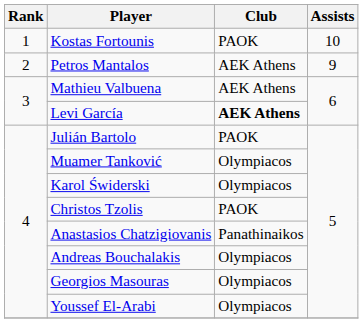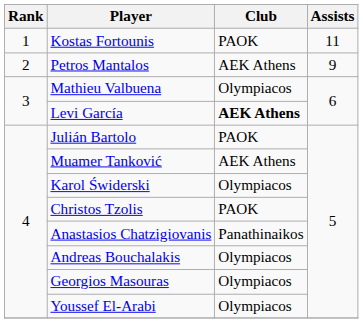(333, 40) 10 -> (333, 40) 11
(257, 88) AEK Athens -> (255, 88) Olympiacos
(255, 161) Olympiacos -> (257, 161) AEK Athens
